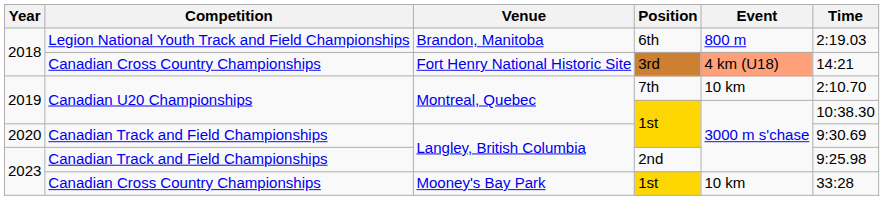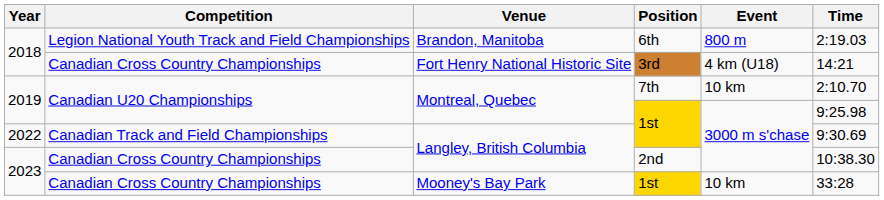(742, 64) lightsalmon background -> (742, 64) no background
(846, 111) 10:38.30 -> (841, 111) 9:25.98
(25, 135) 2020 -> (25, 135) 2022
(188, 159) Canadian Track and Field Championships -> (185, 159) Canadian Cross Country Championships
(841, 159) 9:25.98 -> (846, 159) 10:38.30
